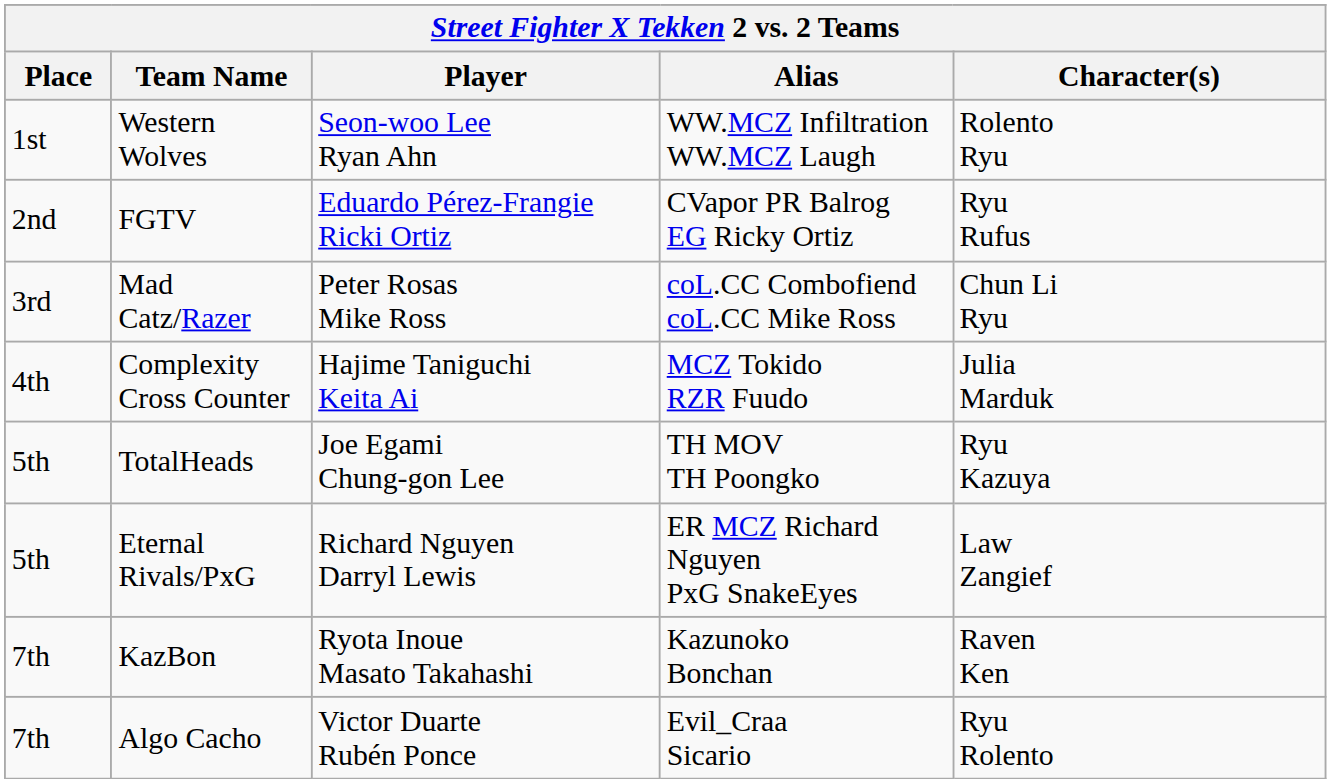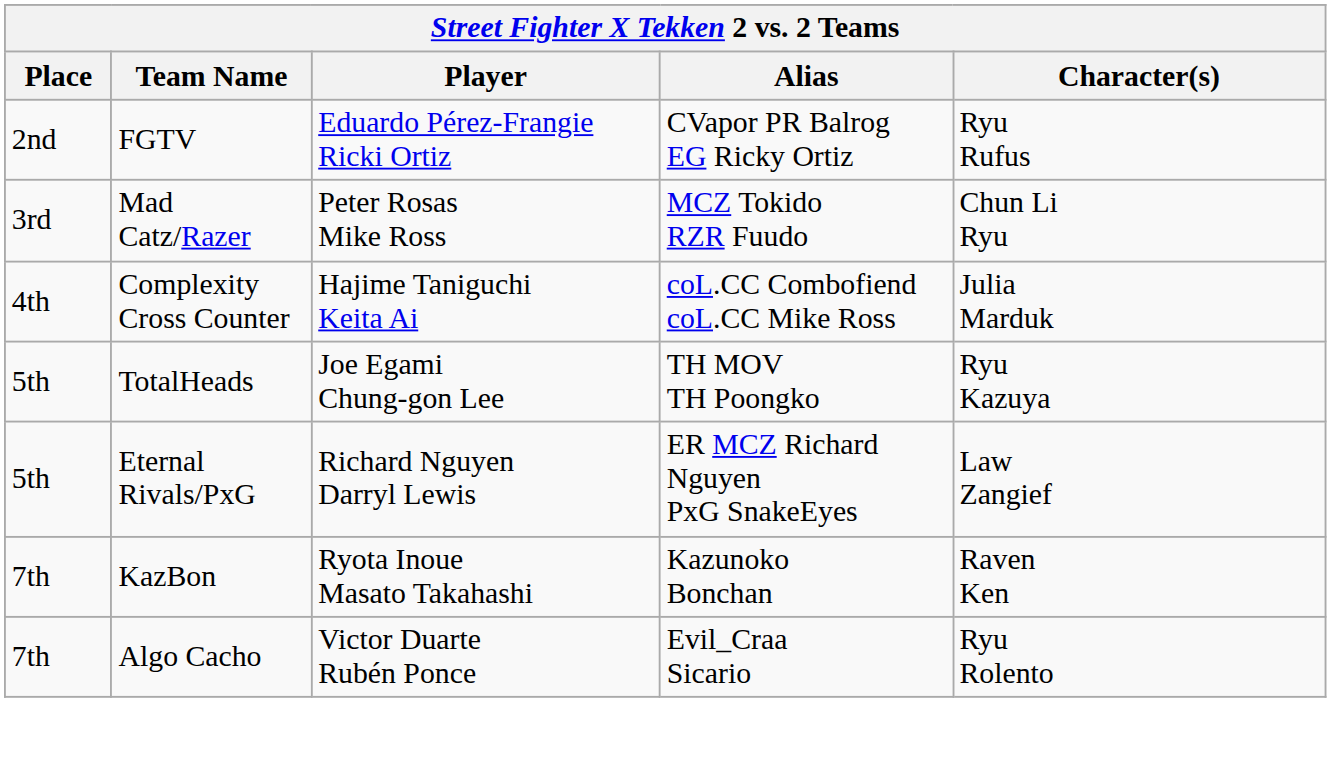- row: (167, 139)
(792, 300) coL.CC Combofiend coL.CC Mike Ross -> (744, 219) MCZ Tokido RZR Fuudo
(744, 381) MCZ Tokido RZR Fuudo -> (792, 300) coL.CC Combofiend coL.CC Mike Ross
